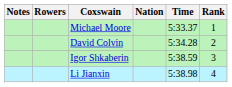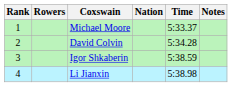columns swapped: (213, 12) <-> (18, 12)
